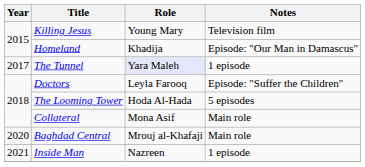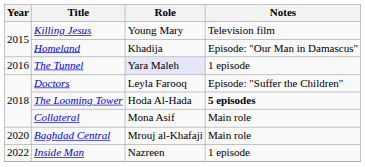(18, 65) 2017 -> (18, 65) 2016
(231, 100) normal -> (232, 100) bold
(18, 153) 2021 -> (18, 153) 2022
